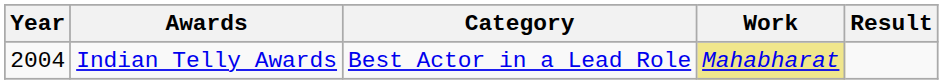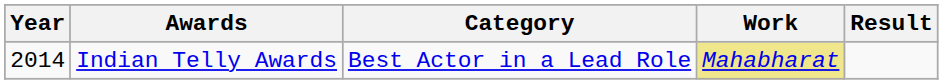(38, 61) 2004 -> (38, 61) 2014
